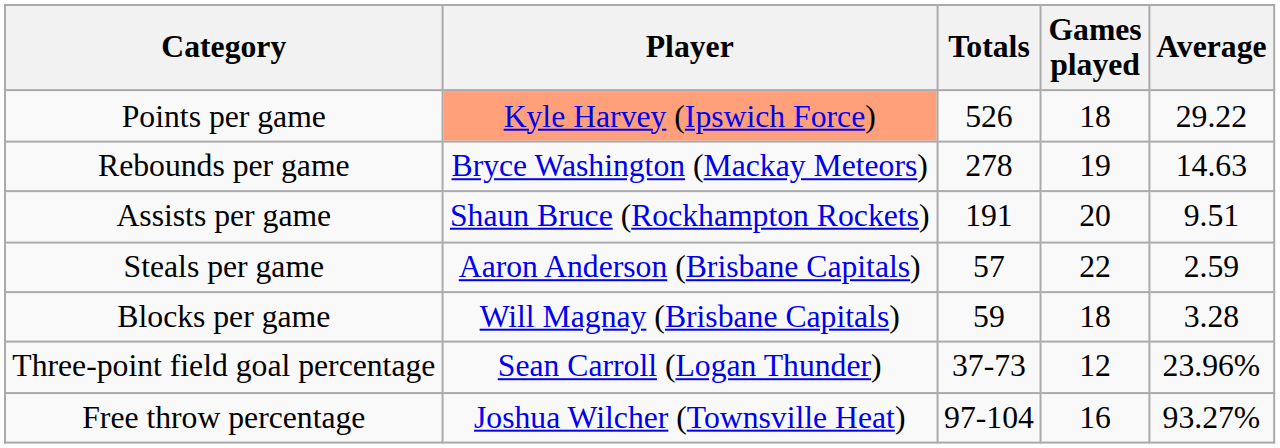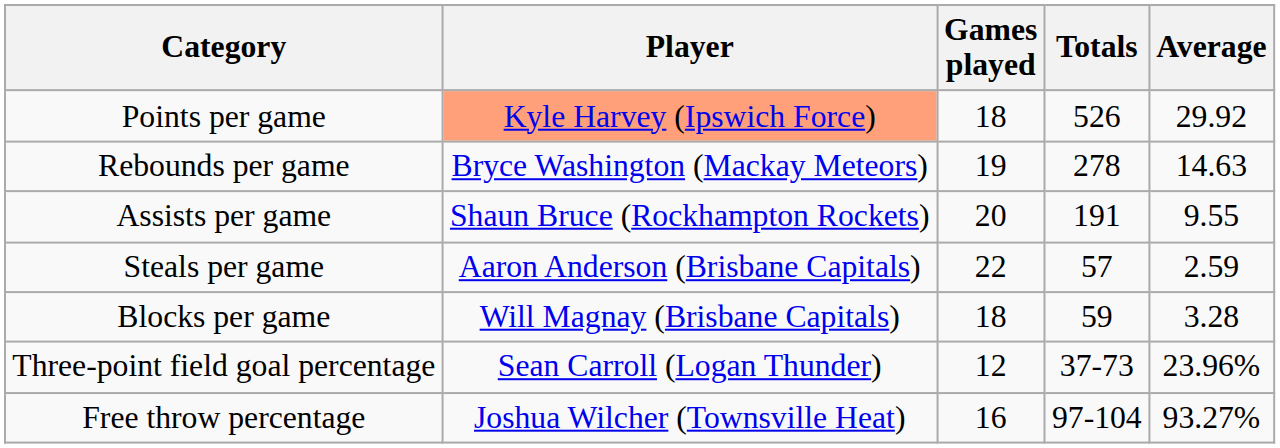columns swapped: (1095, 47) <-> (989, 47)
(1211, 115) 29.22 -> (1211, 115) 29.92
(1211, 215) 9.51 -> (1211, 215) 9.55
